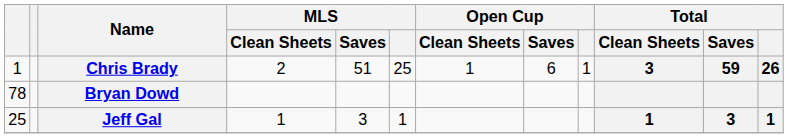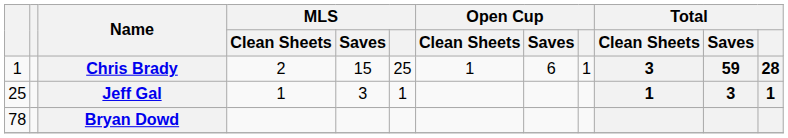(363, 68) 51 -> (363, 68) 15
(771, 68) 26 -> (771, 68) 28
rows swapped: (132, 119) <-> (132, 94)
